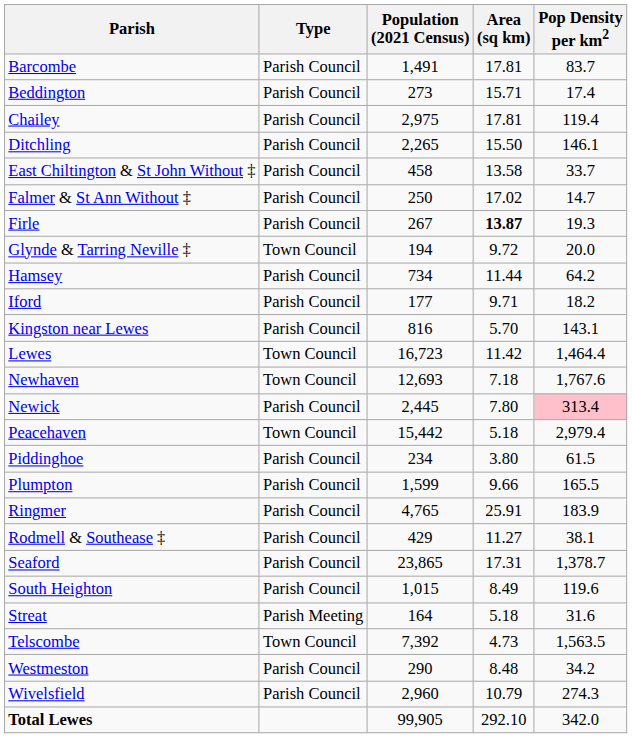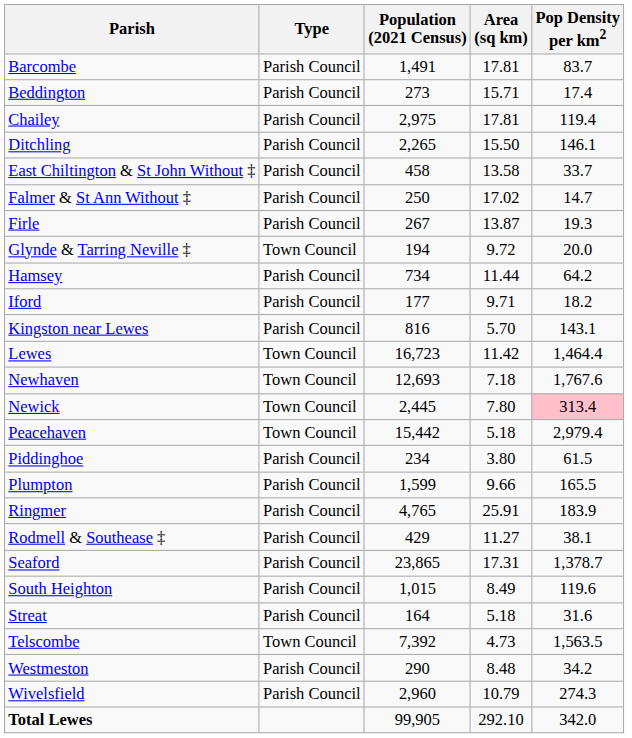(504, 223) bold -> (501, 223) normal
(312, 406) Parish Council -> (310, 406) Town Council
(313, 615) Parish Meeting -> (312, 615) Parish Council
